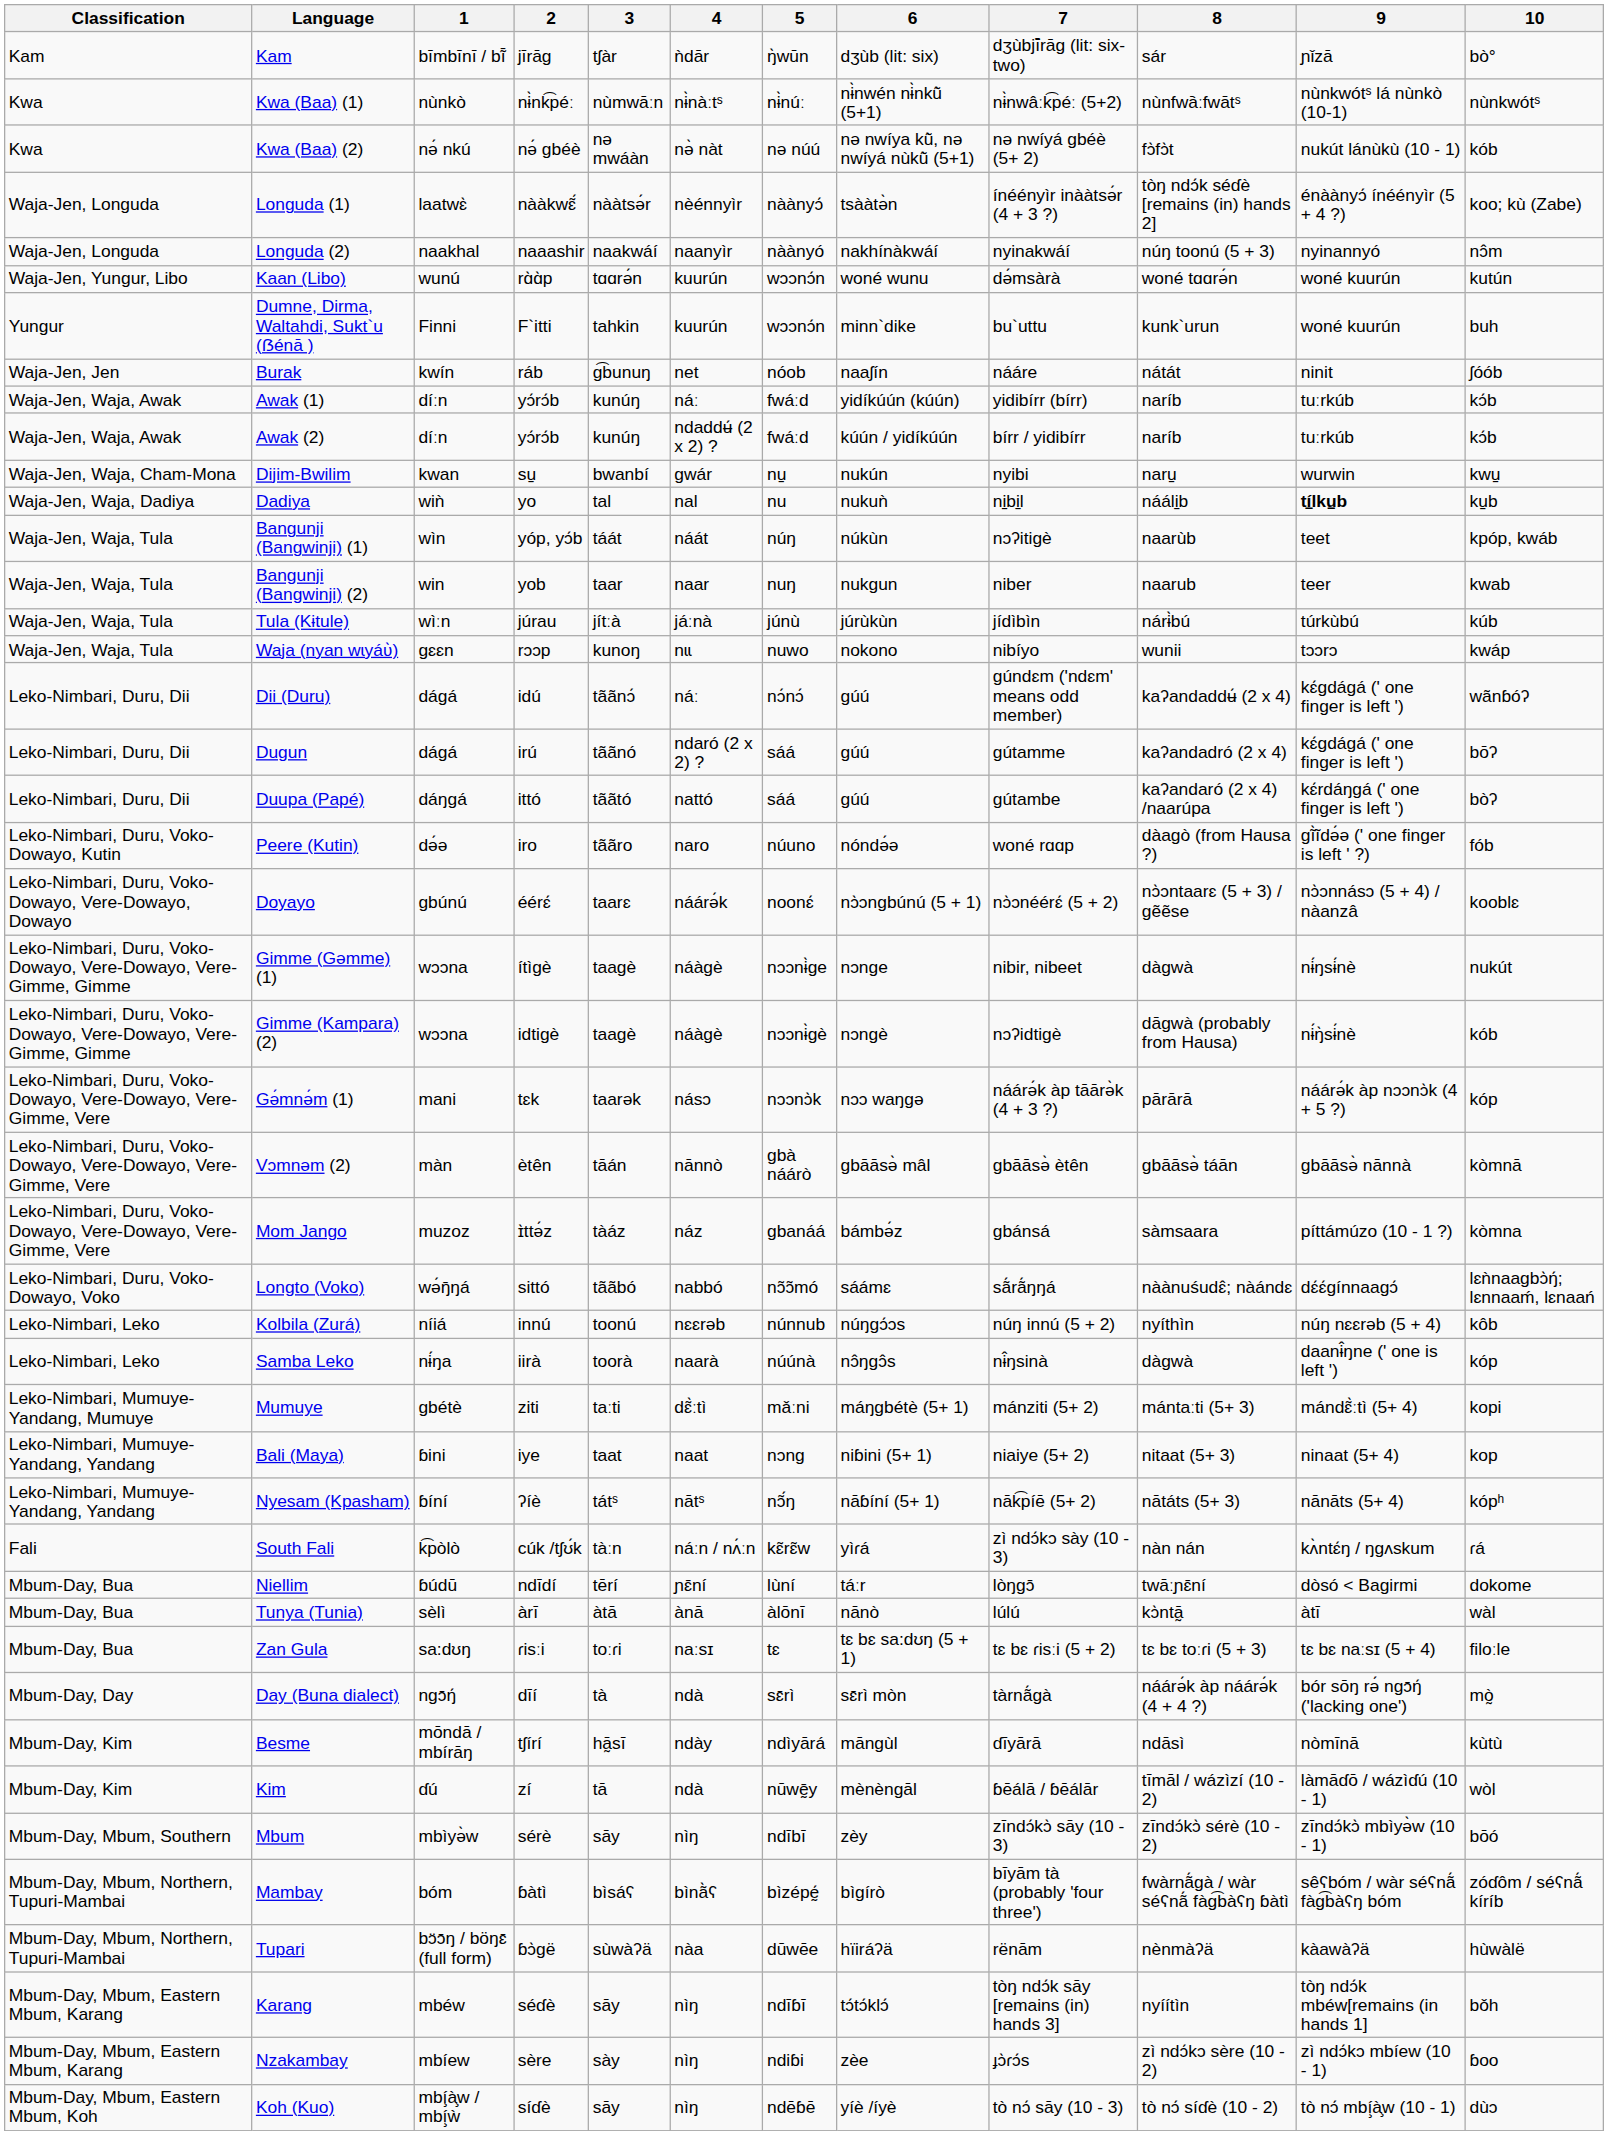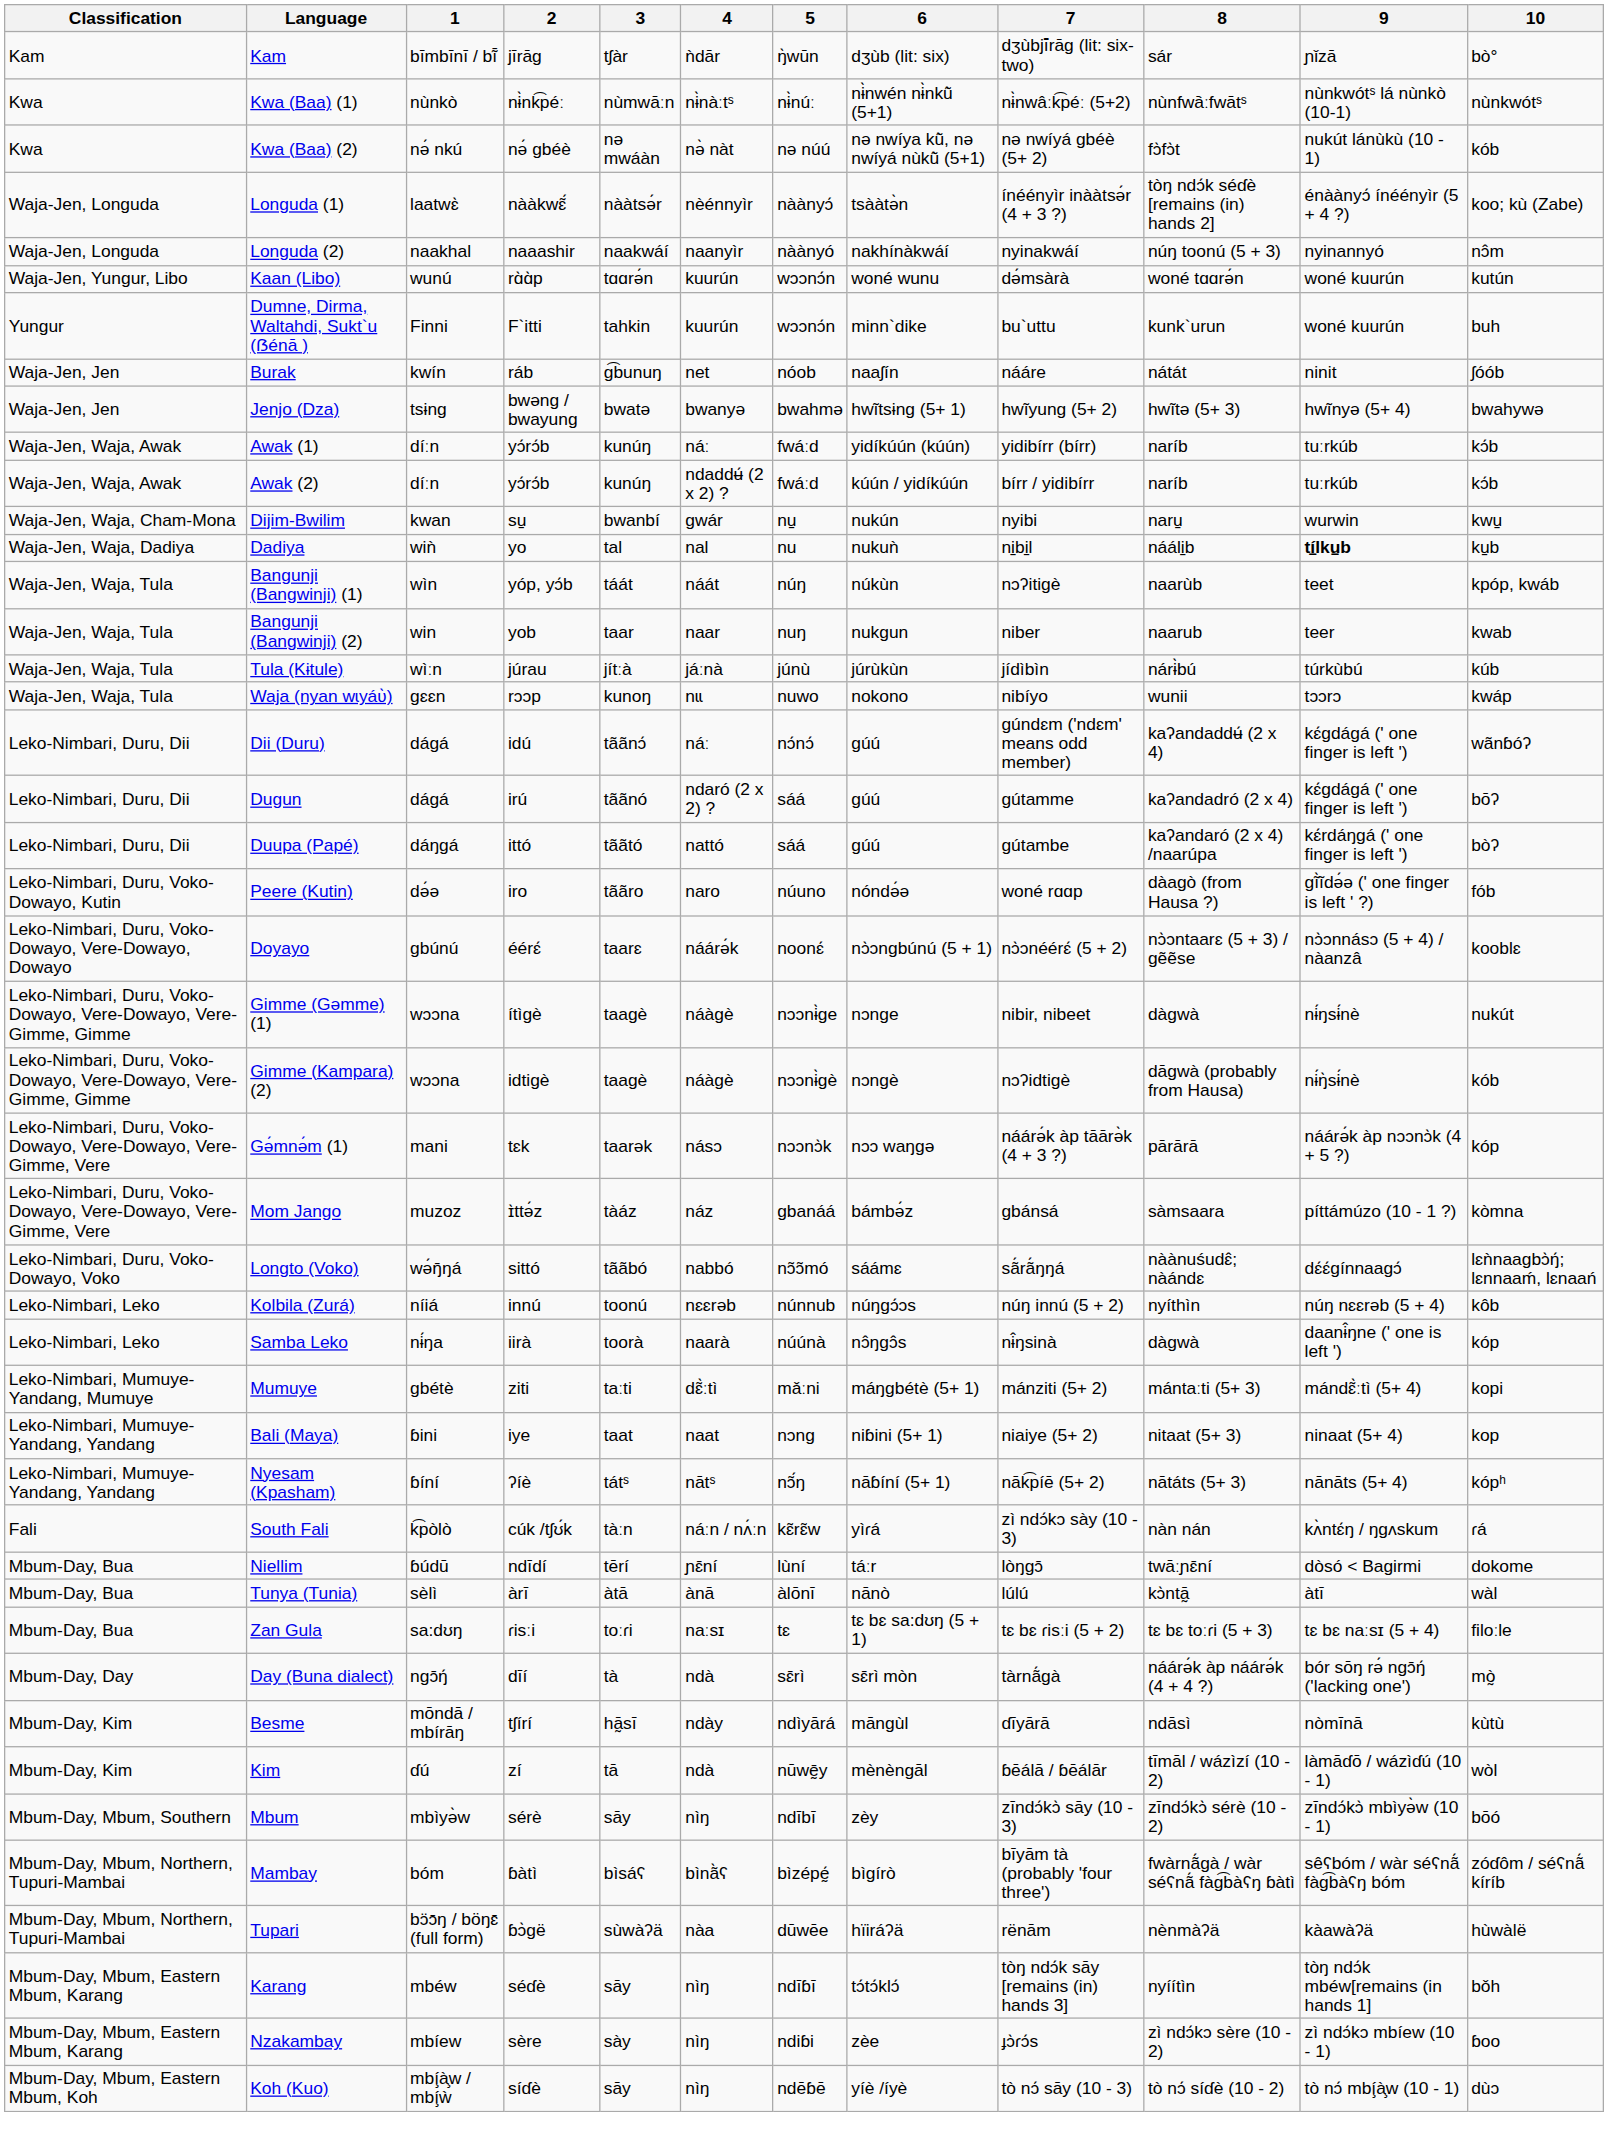+ row: (295, 409)
- row: (303, 1165)
